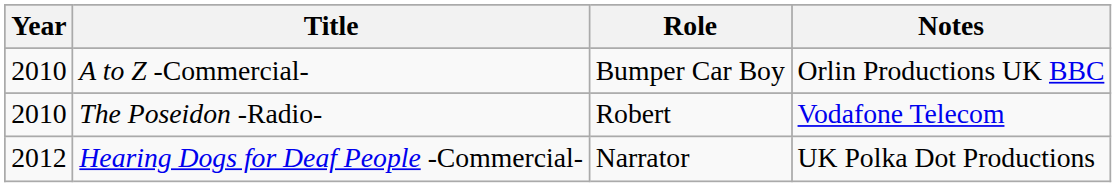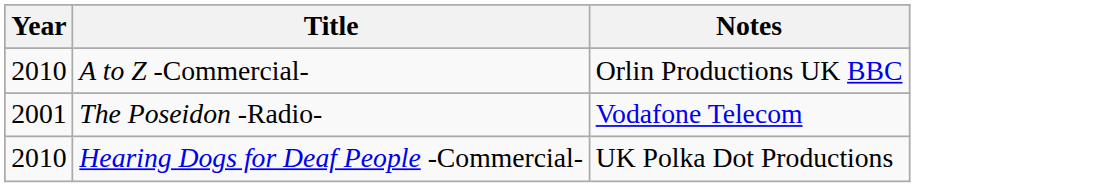- column: (690, 26)
(39, 114) 2010 -> (39, 114) 2001
(39, 158) 2012 -> (39, 158) 2010
